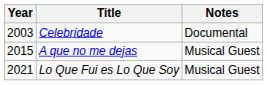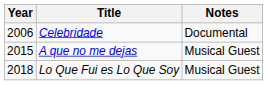(20, 32) 2003 -> (20, 32) 2006
(20, 70) 2021 -> (20, 70) 2018
